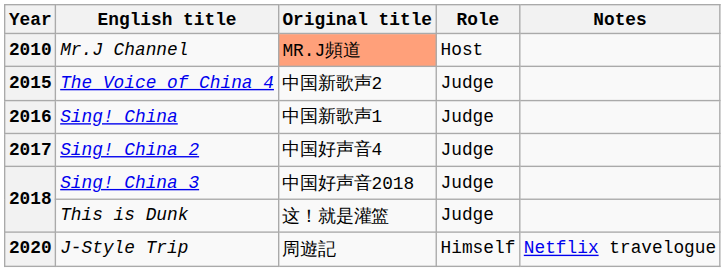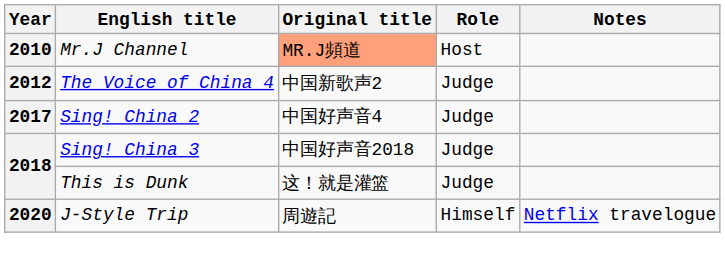(30, 83) 2015 -> (30, 83) 2012
- row: (119, 117)
